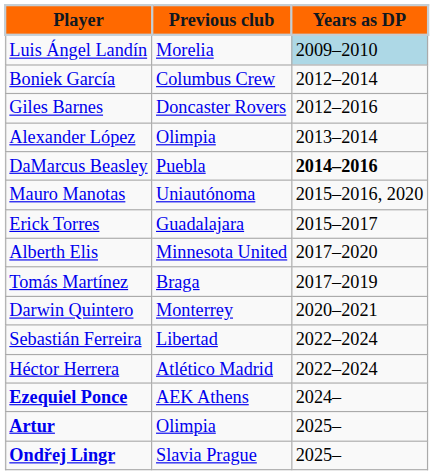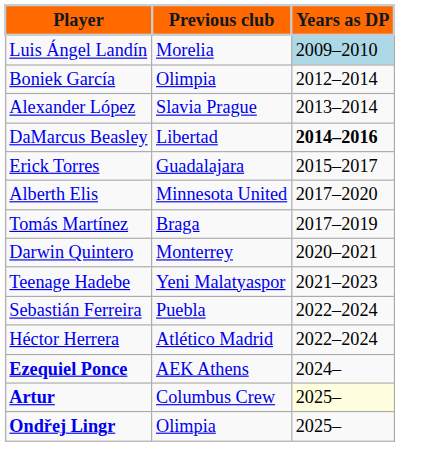(216, 79) Columbus Crew -> (186, 79) Olimpia
- row: (56, 108)
(186, 136) Olimpia -> (206, 108) Slavia Prague
(181, 165) Puebla -> (187, 136) Libertad
- row: (67, 194)
+ row: (70, 281)
(187, 339) Libertad -> (181, 310) Puebla
(186, 426) Olimpia -> (216, 397) Columbus Crew
(318, 426) no background -> (318, 397) lightyellow background
(206, 455) Slavia Prague -> (186, 426) Olimpia
